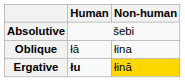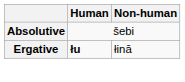- row: (36, 49)
(123, 67) gold background -> (123, 49) no background
